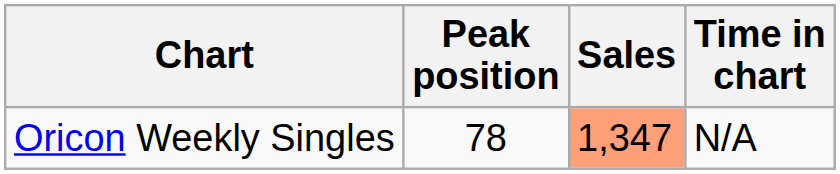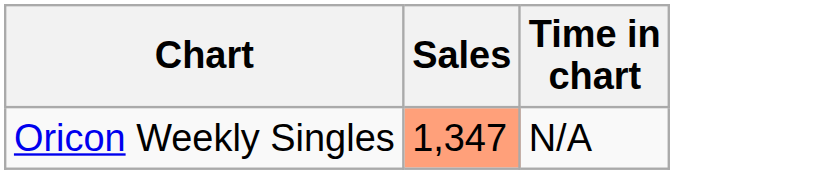- column: (486, 55)
